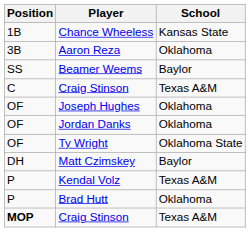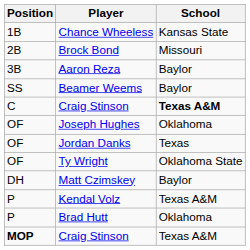+ row: (14, 50)
(185, 50) Oklahoma -> (175, 69) Baylor
(188, 87) normal -> (190, 106) bold
(185, 124) Oklahoma -> (174, 143) Texas
